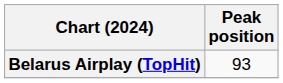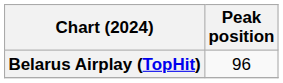(241, 63) 93 -> (241, 63) 96
